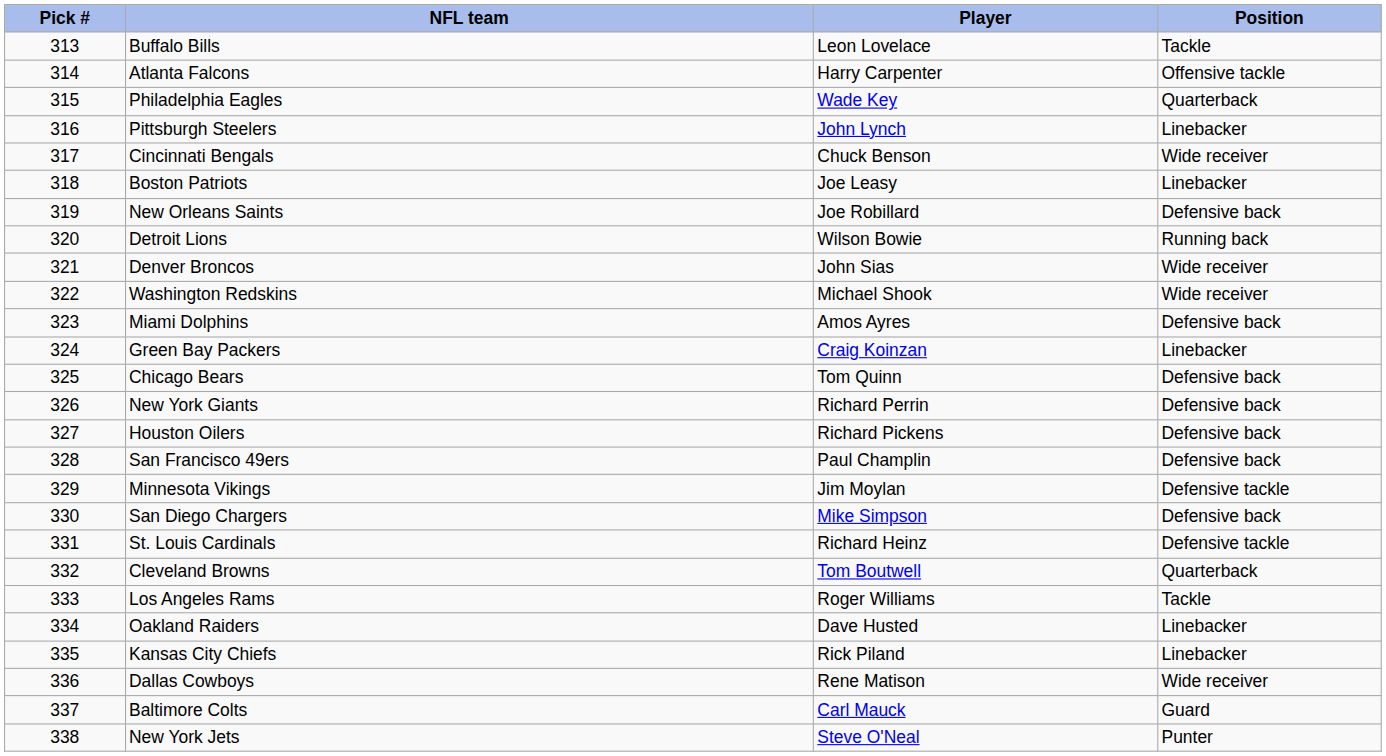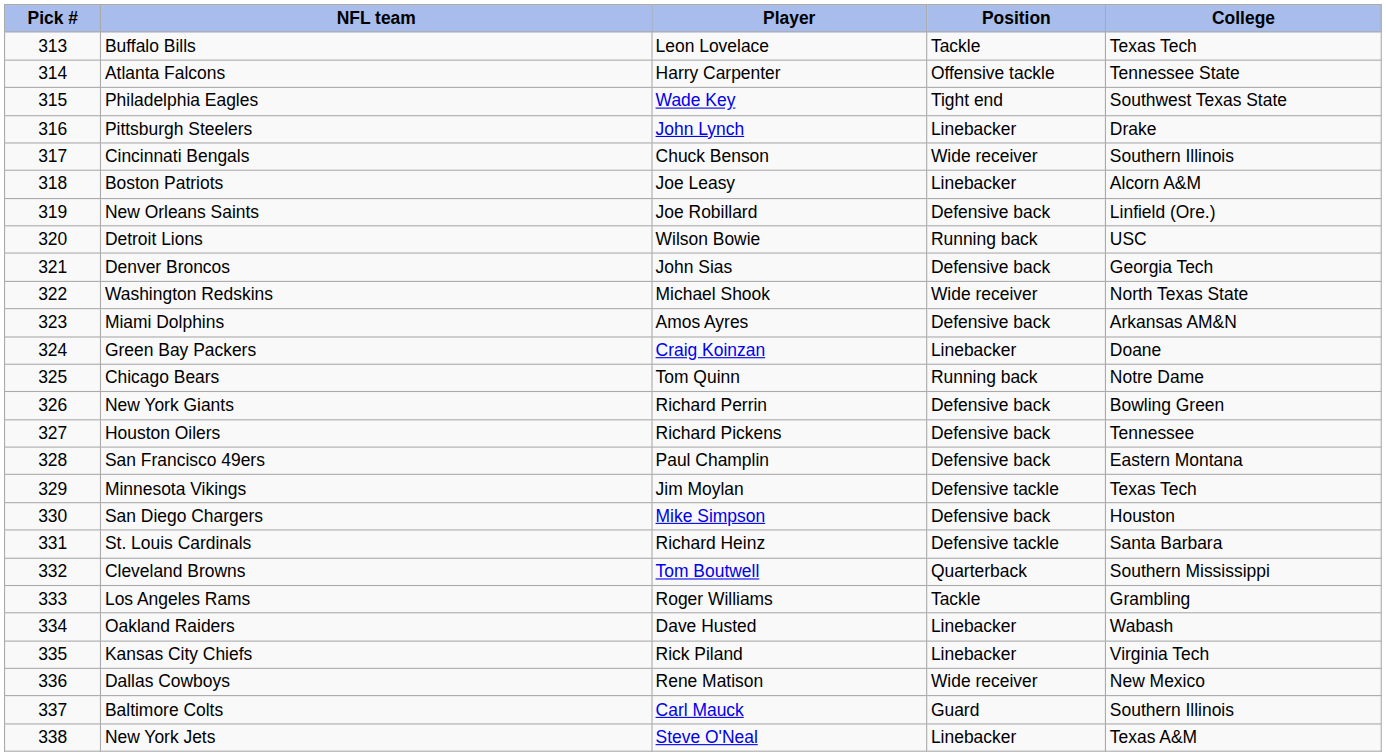+ column: (1244, 18)
(1209, 101) Quarterback -> (967, 101) Tight end
(1215, 267) Wide receiver -> (991, 267) Defensive back
(1221, 377) Defensive back -> (984, 377) Running back
(1187, 737) Punter -> (974, 737) Linebacker
